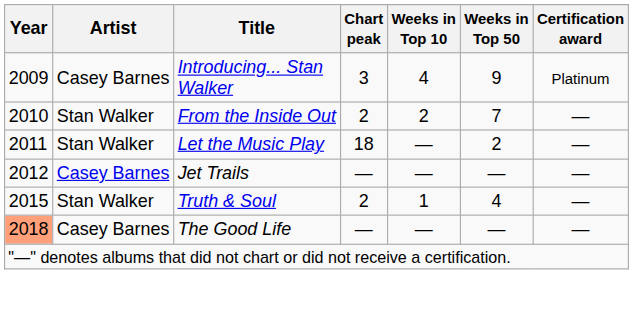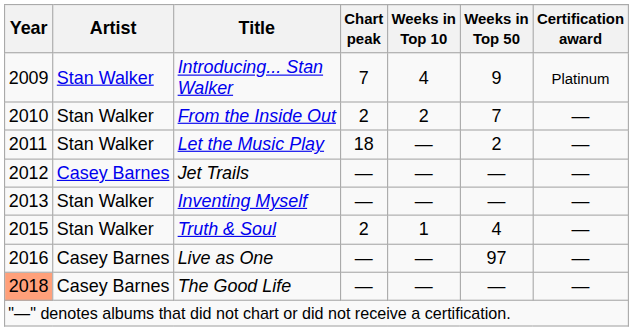(113, 77) Casey Barnes -> (105, 77) Stan Walker
(364, 77) 3 -> (364, 77) 7
+ row: (242, 201)
+ row: (225, 257)
